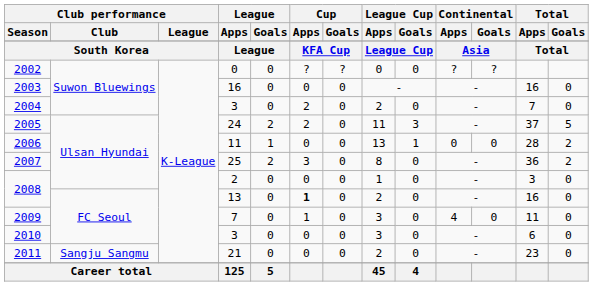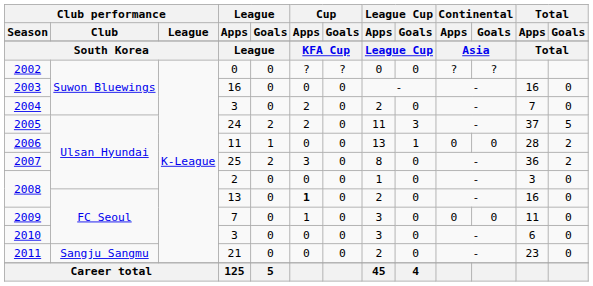(454, 216) 4 -> (454, 216) 0
